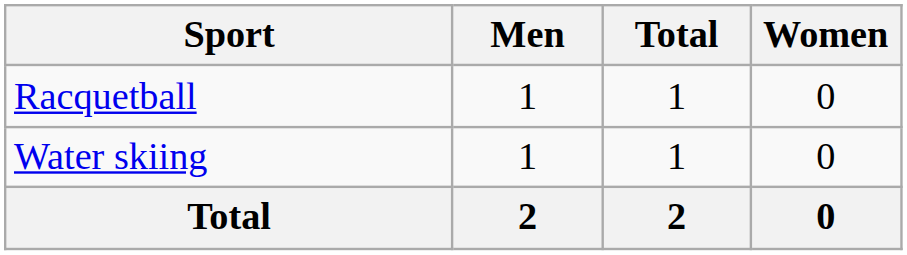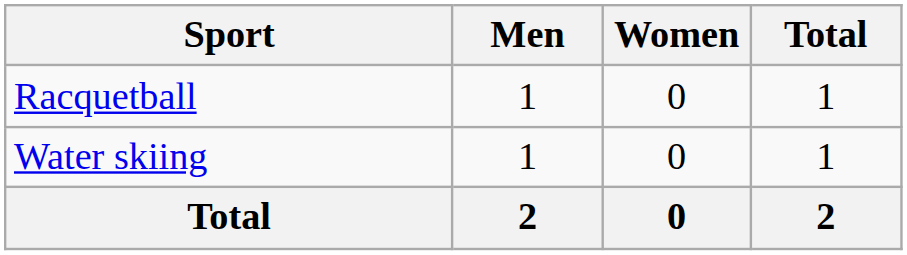columns swapped: (826, 34) <-> (677, 34)
